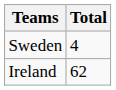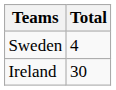(78, 71) 62 -> (78, 71) 30
